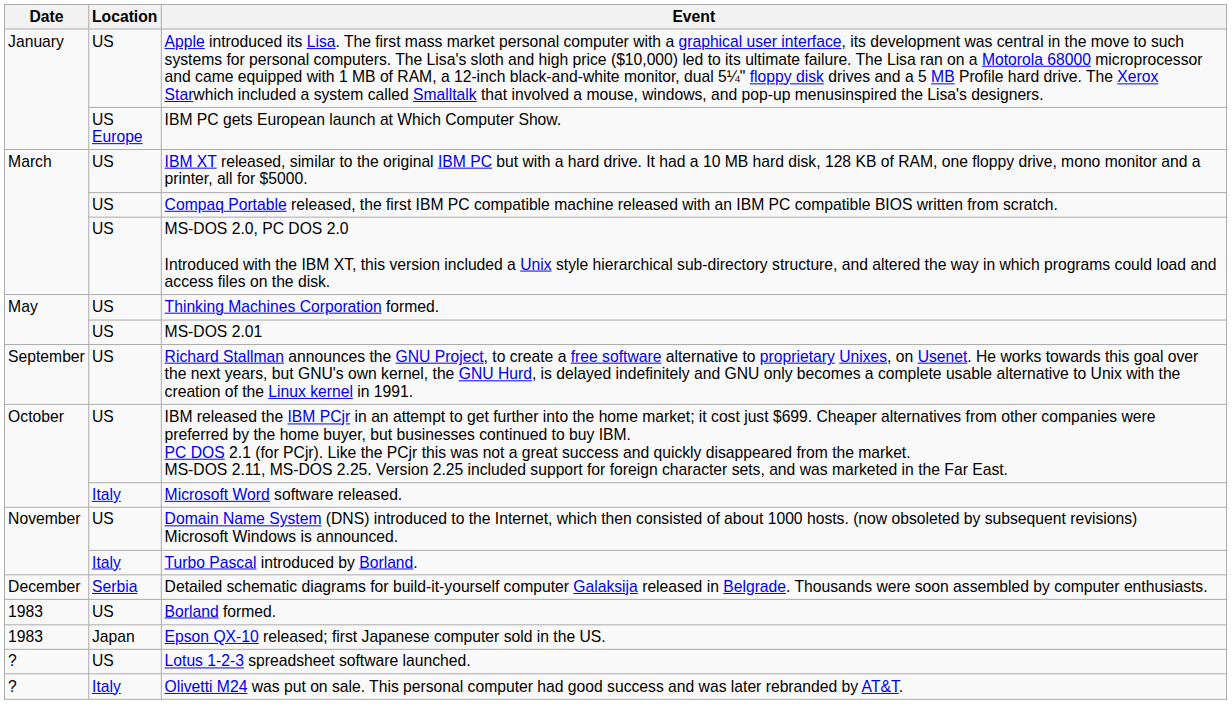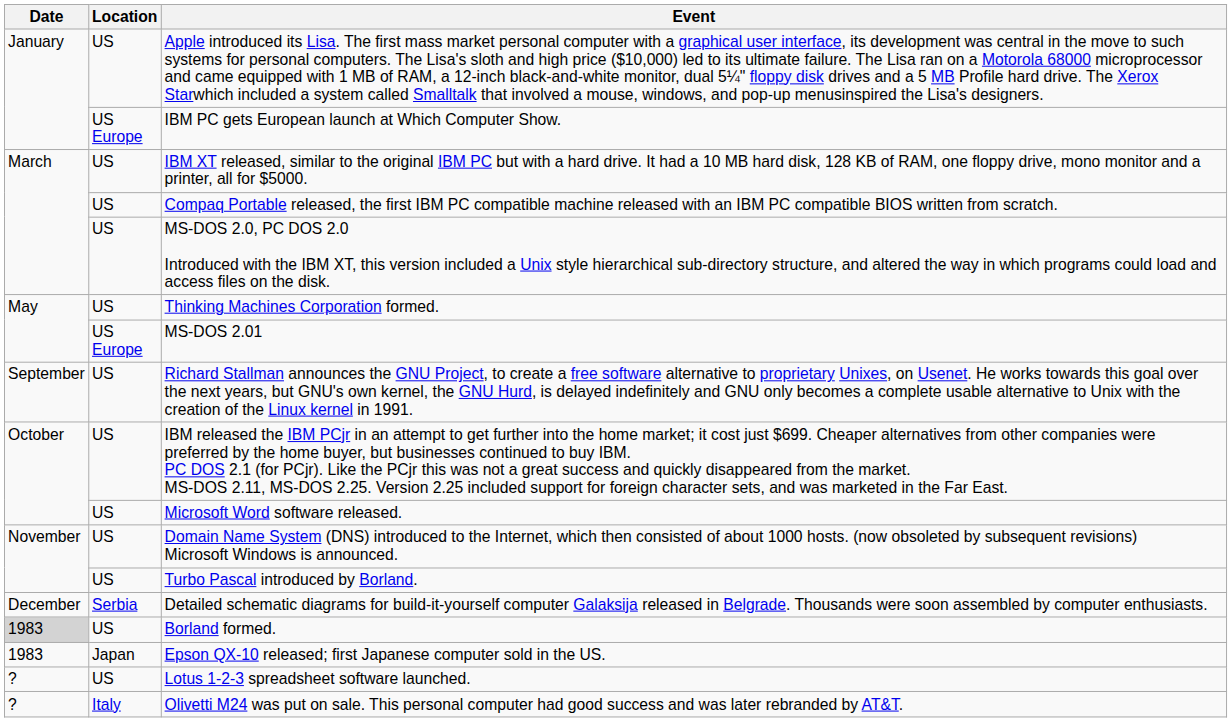(103, 332) US -> (117, 340) US Europe
(106, 494) Italy -> (103, 512) US
(106, 562) Italy -> (103, 579) US
(26, 612) no background -> (26, 629) lightgrey background
